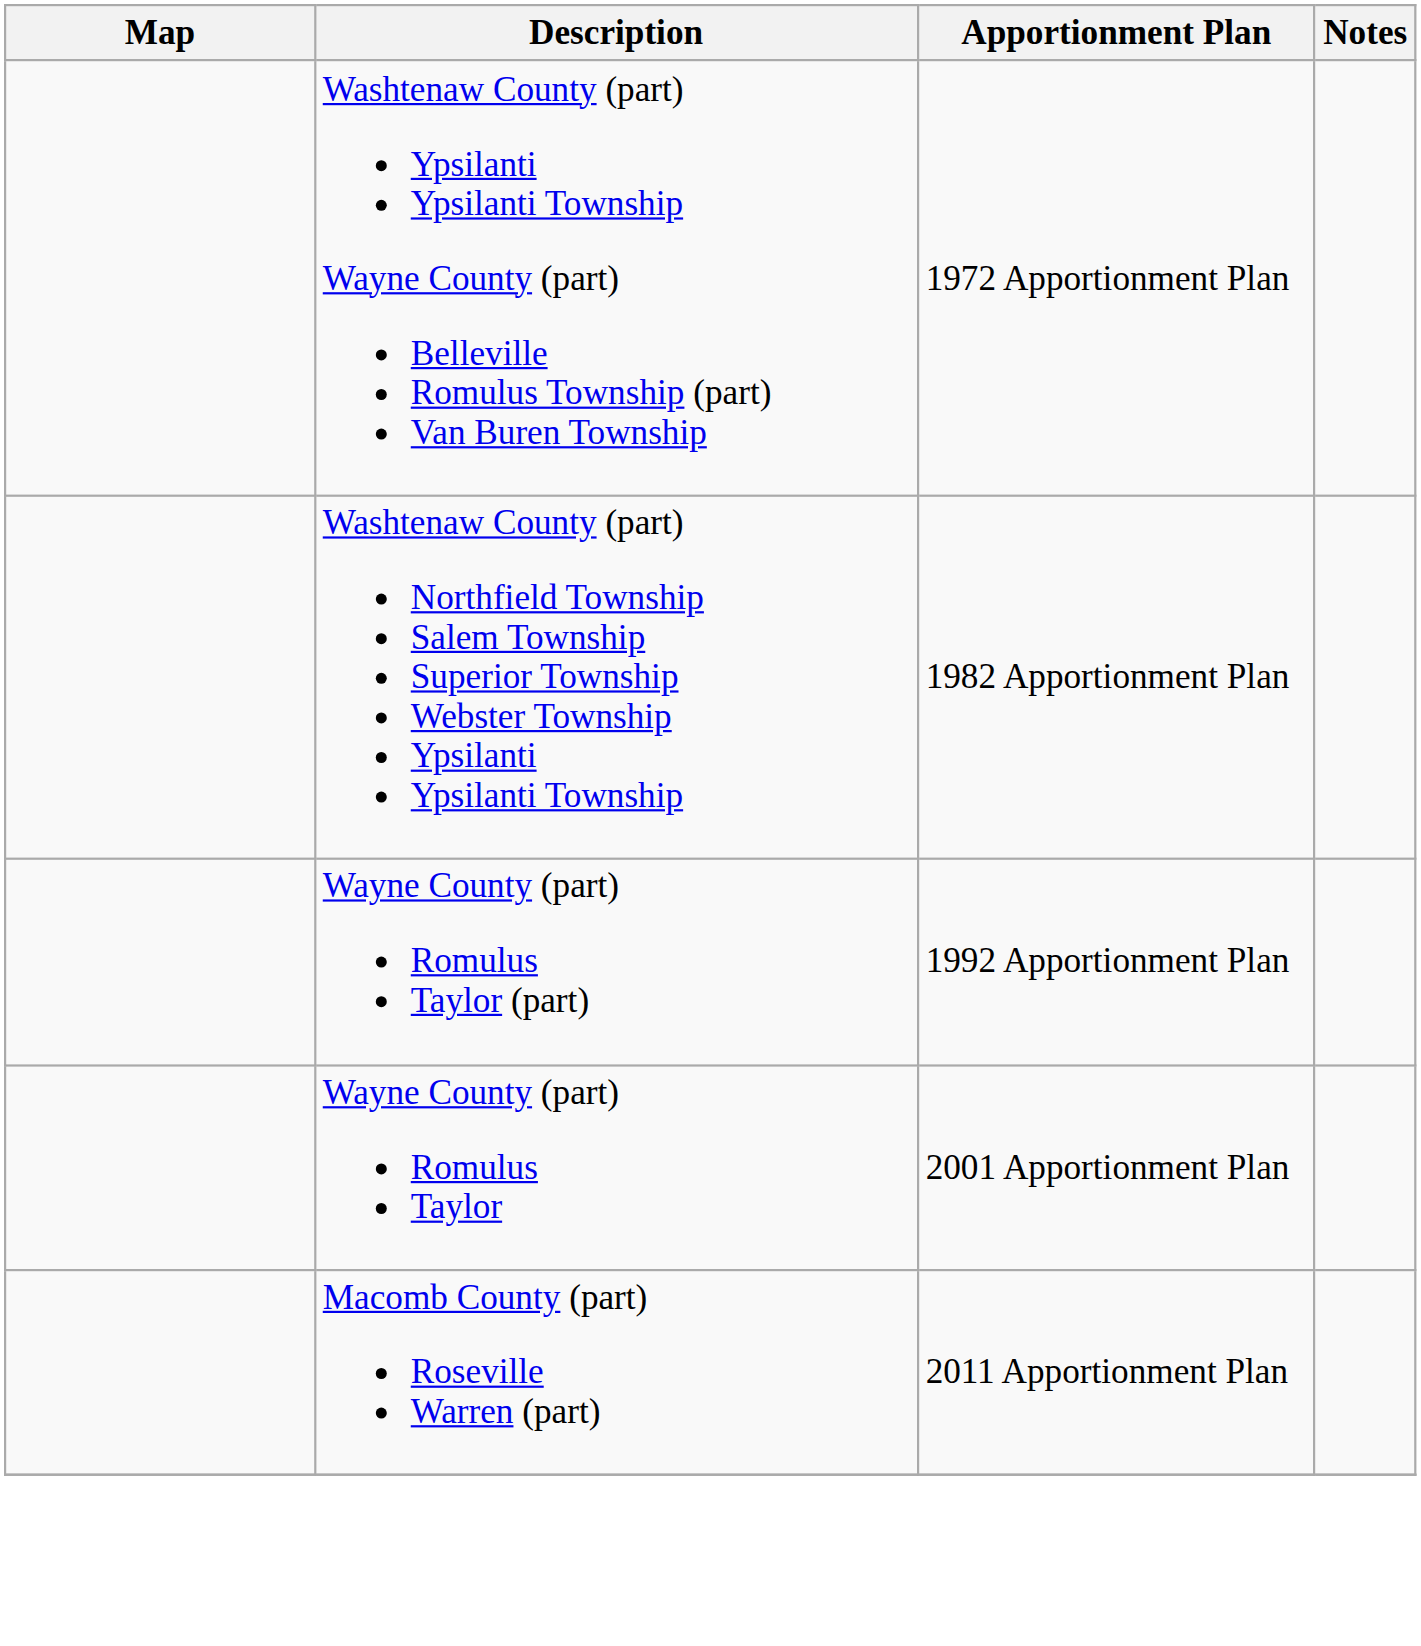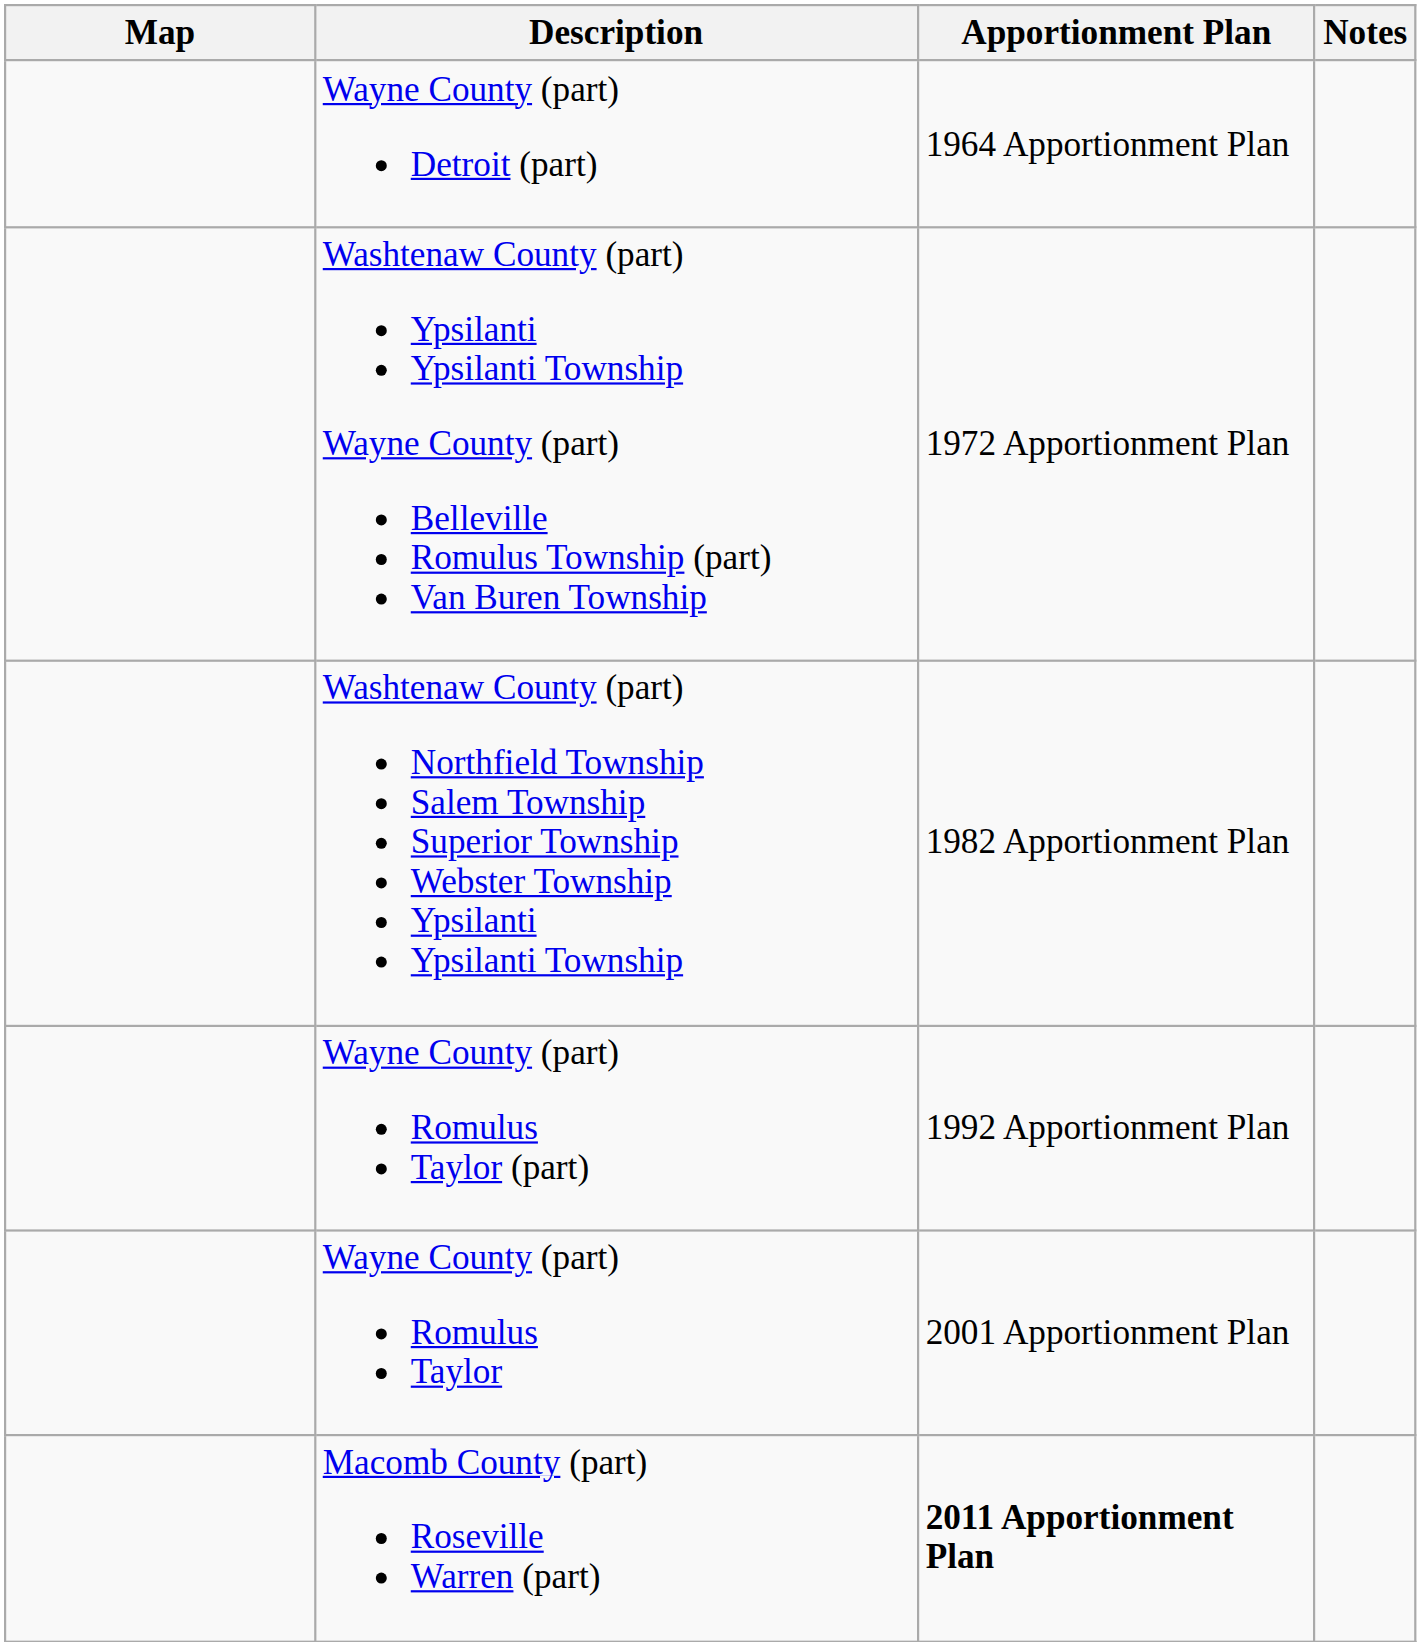+ row: (616, 126)
(1107, 1371) normal -> (1080, 1537) bold
